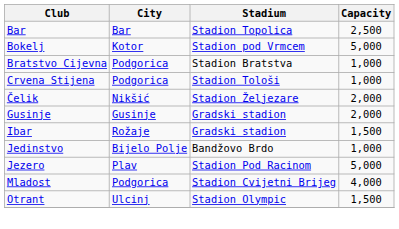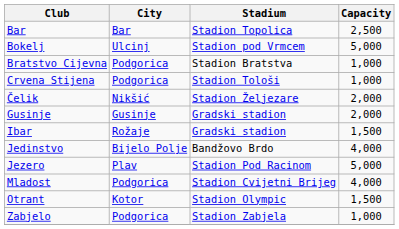(128, 47) Kotor -> (131, 47) Ulcinj
(366, 148) 1,000 -> (366, 148) 4,000
(131, 199) Ulcinj -> (128, 199) Kotor
+ row: (29, 216)
